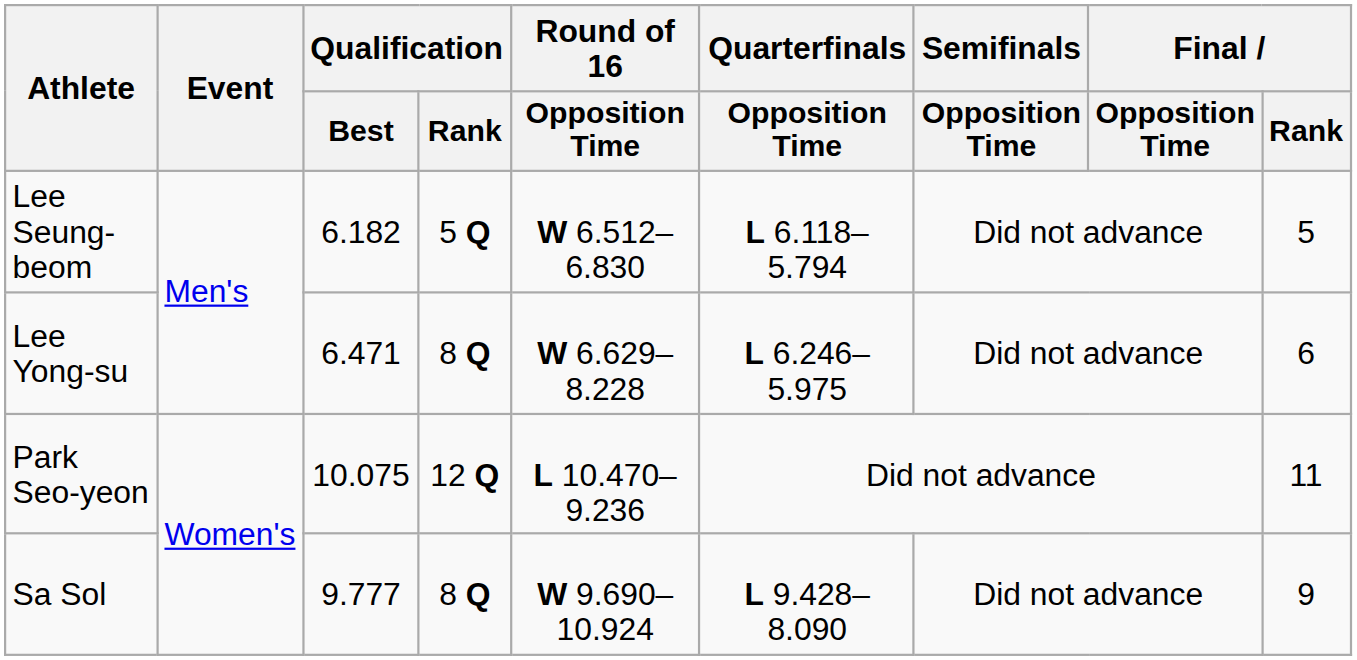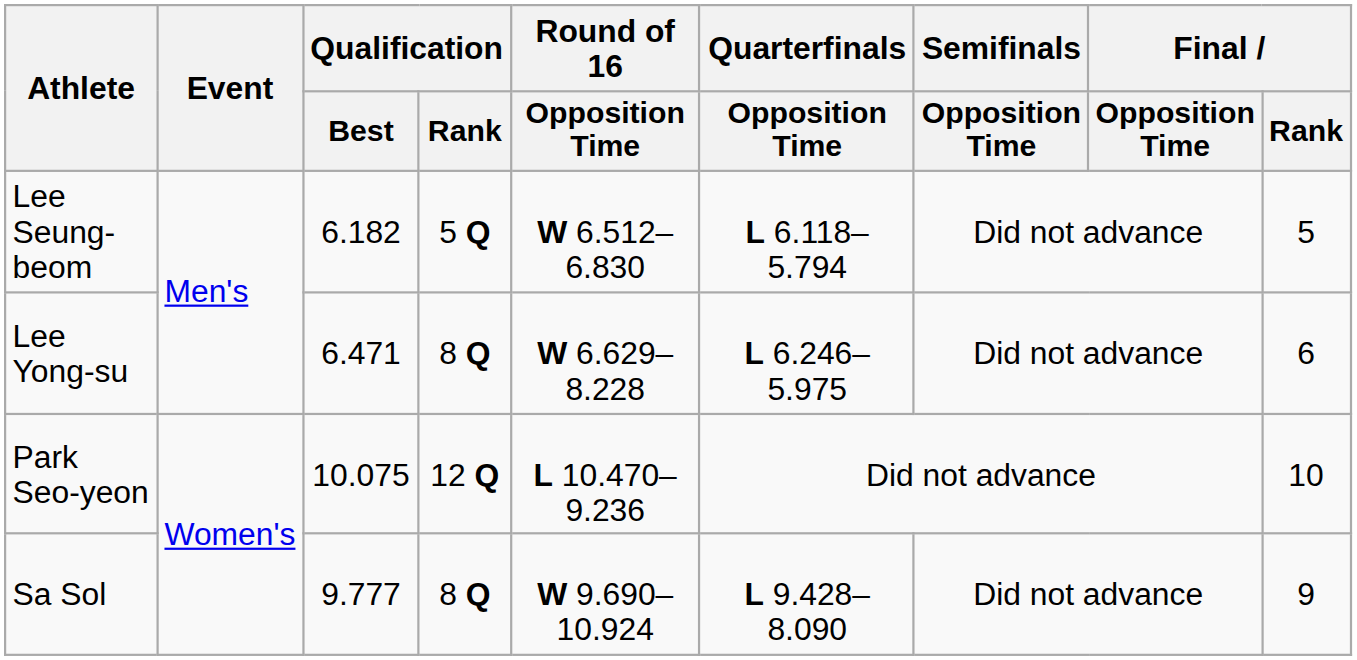(1306, 474) 11 -> (1306, 474) 10
